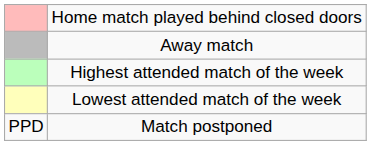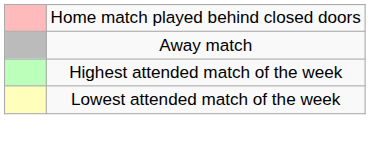- row: (207, 126)
